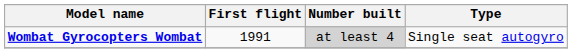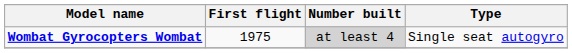(255, 37) 1991 -> (255, 37) 1975
